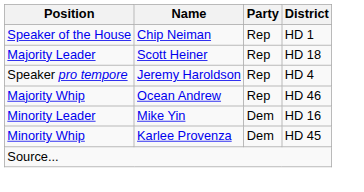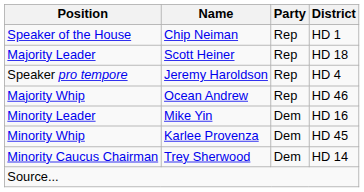+ row: (83, 156)
